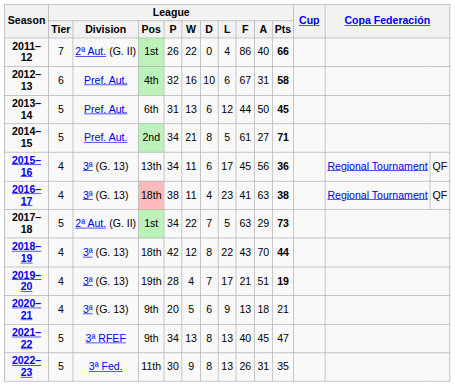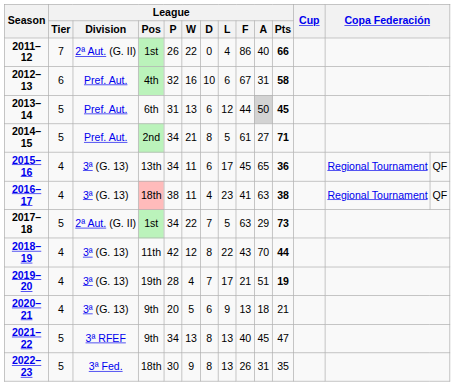(263, 109) no background -> (263, 109) lightgrey background
(263, 166) 56 -> (263, 166) 65
(151, 252) 18th -> (151, 252) 11th
(151, 367) 11th -> (151, 367) 18th
